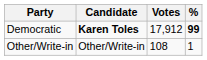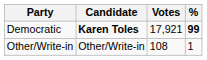(166, 30) 17,912 -> (166, 30) 17,921
